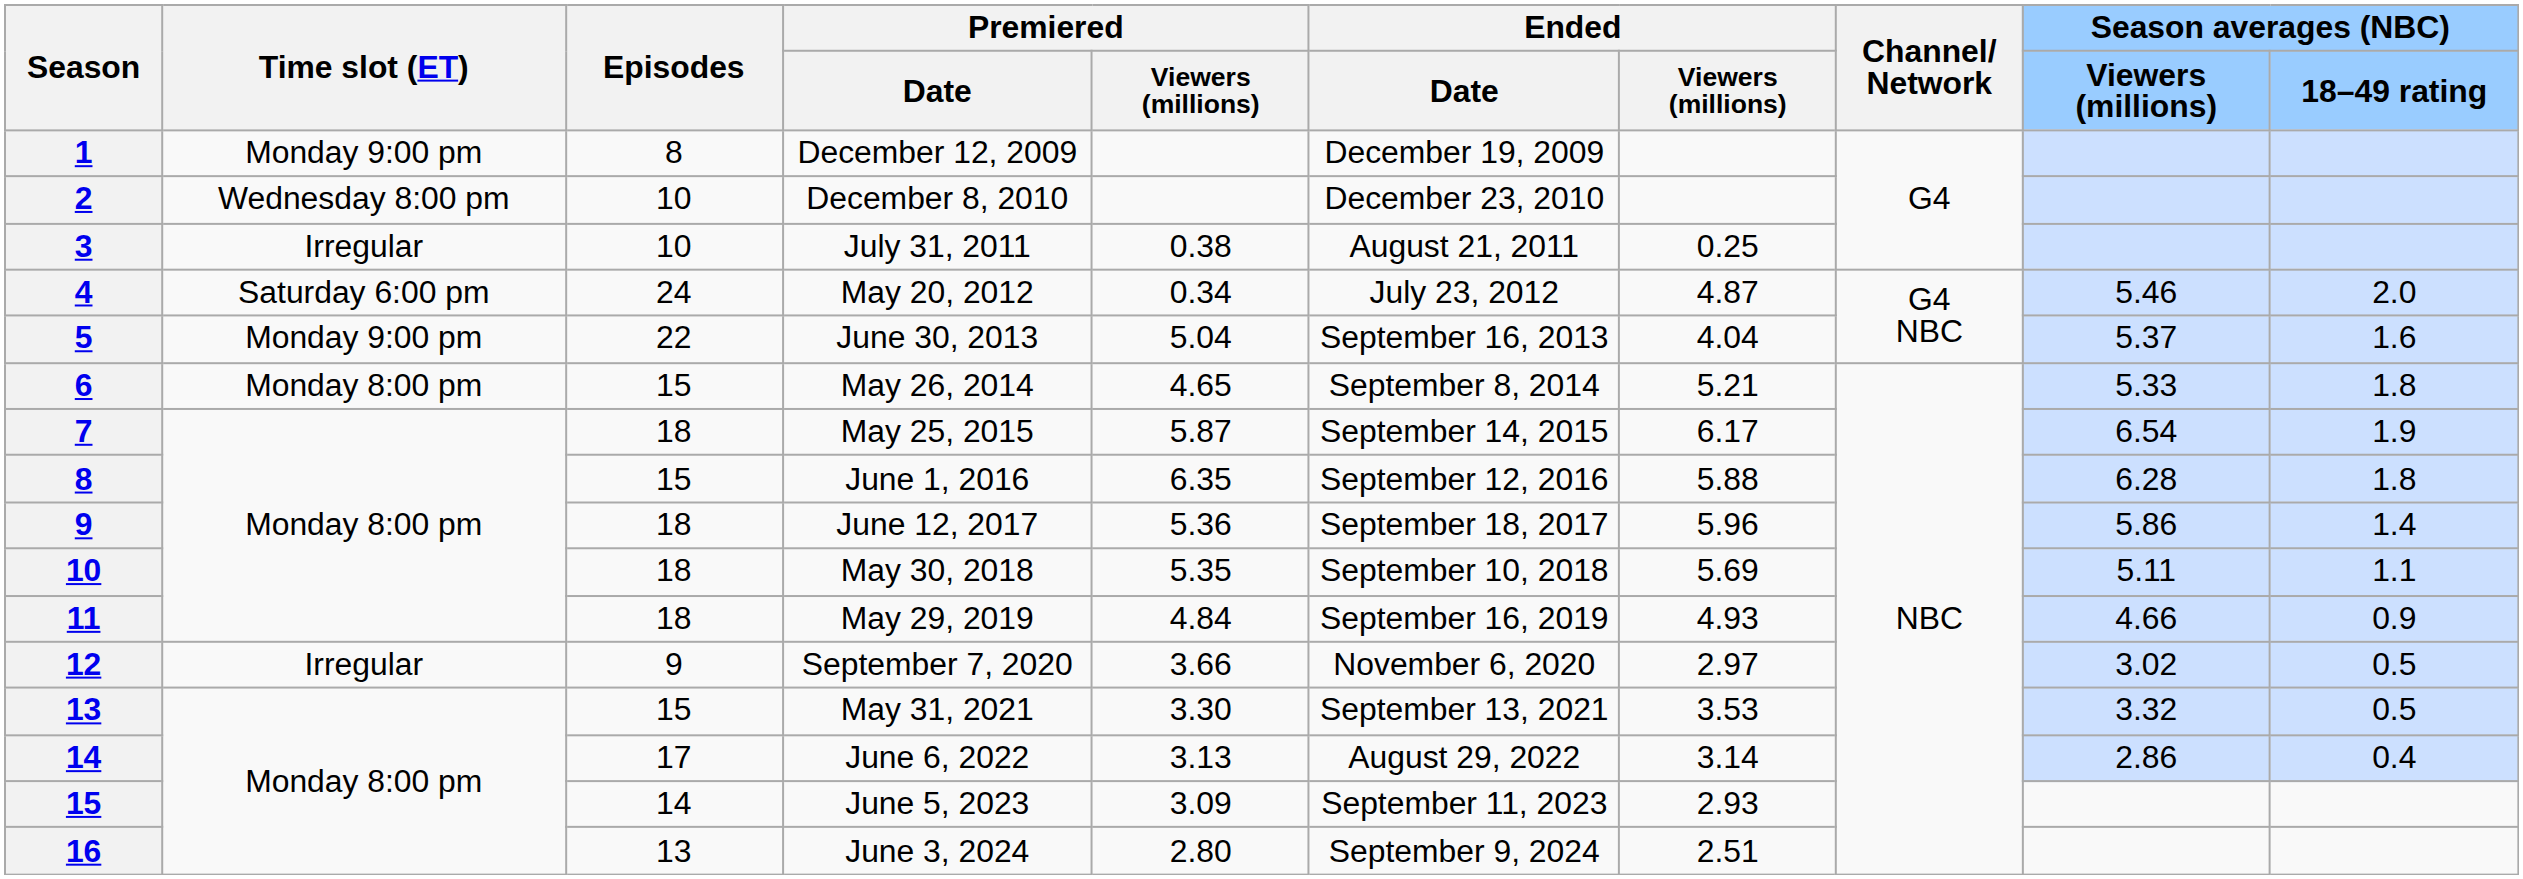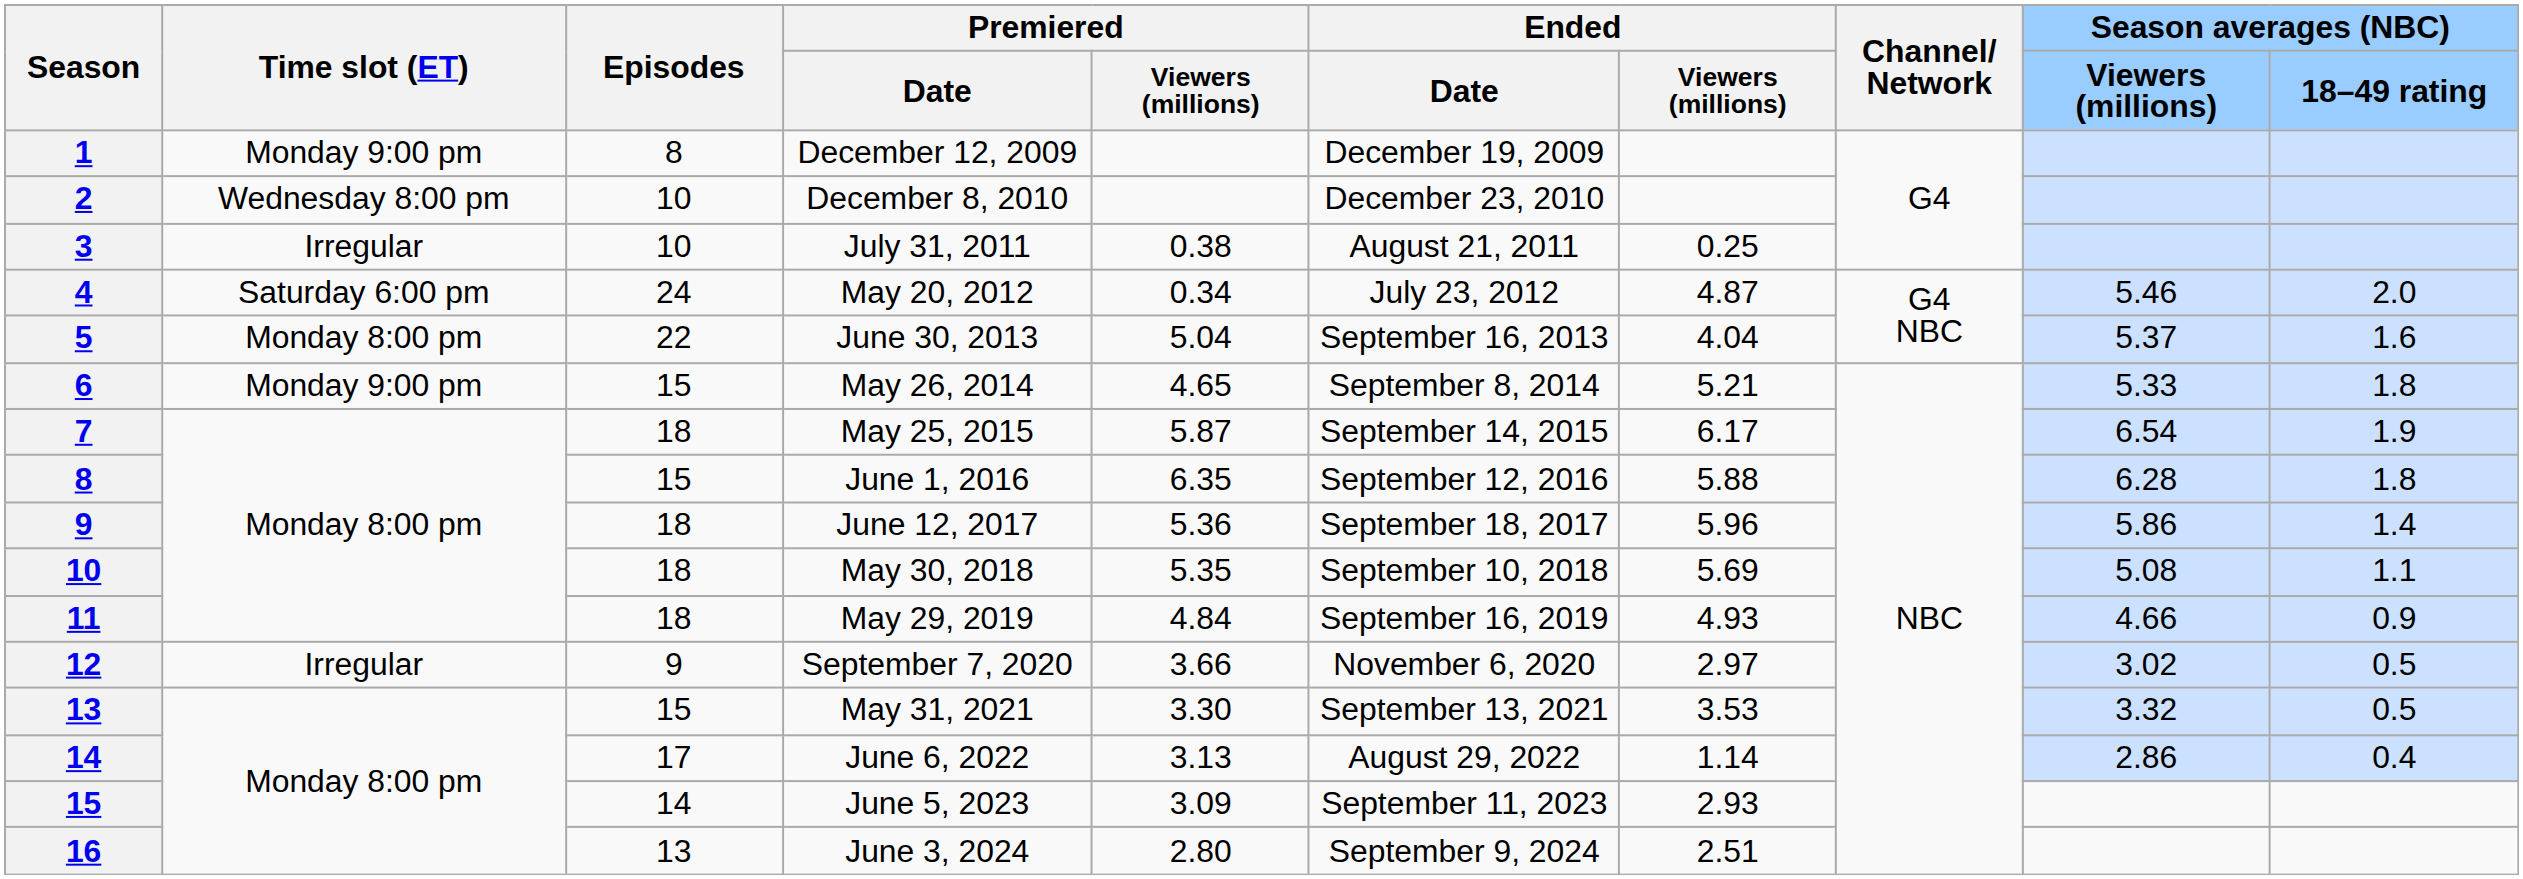(364, 338) Monday 9:00 pm -> (364, 338) Monday 8:00 pm
(364, 385) Monday 8:00 pm -> (364, 385) Monday 9:00 pm
(2146, 571) 5.11 -> (2146, 571) 5.08
(1728, 757) 3.14 -> (1728, 757) 1.14
